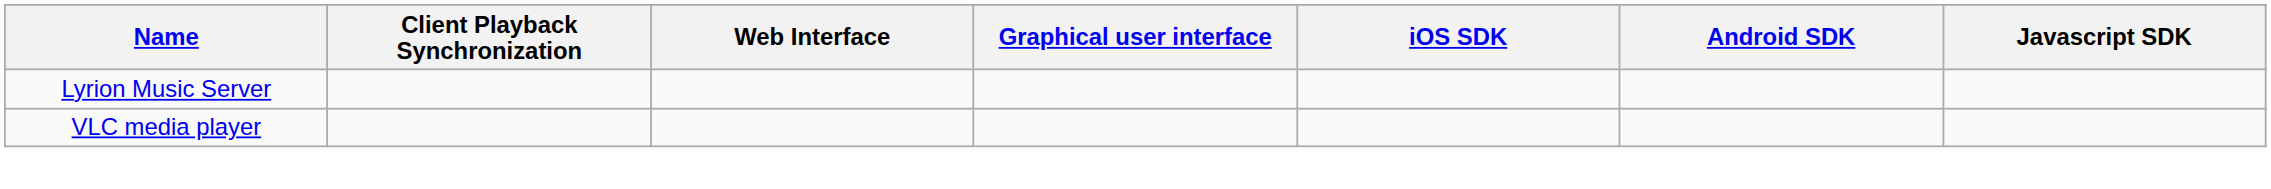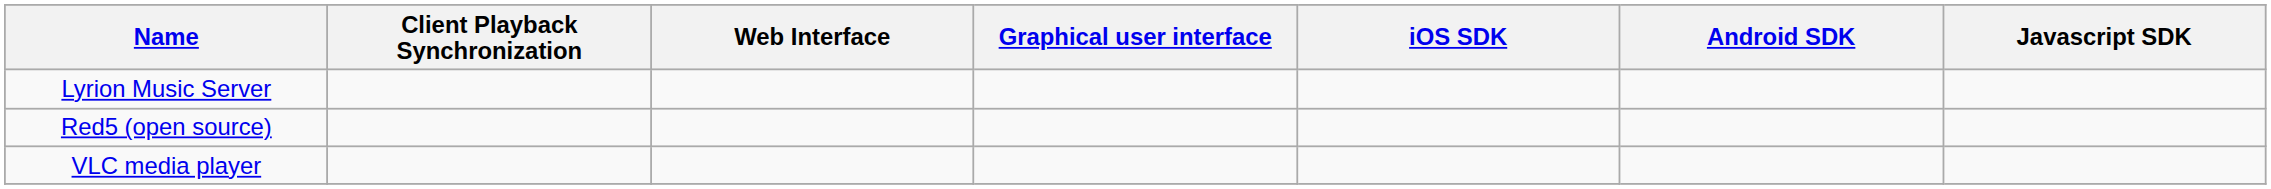+ row: (166, 127)
